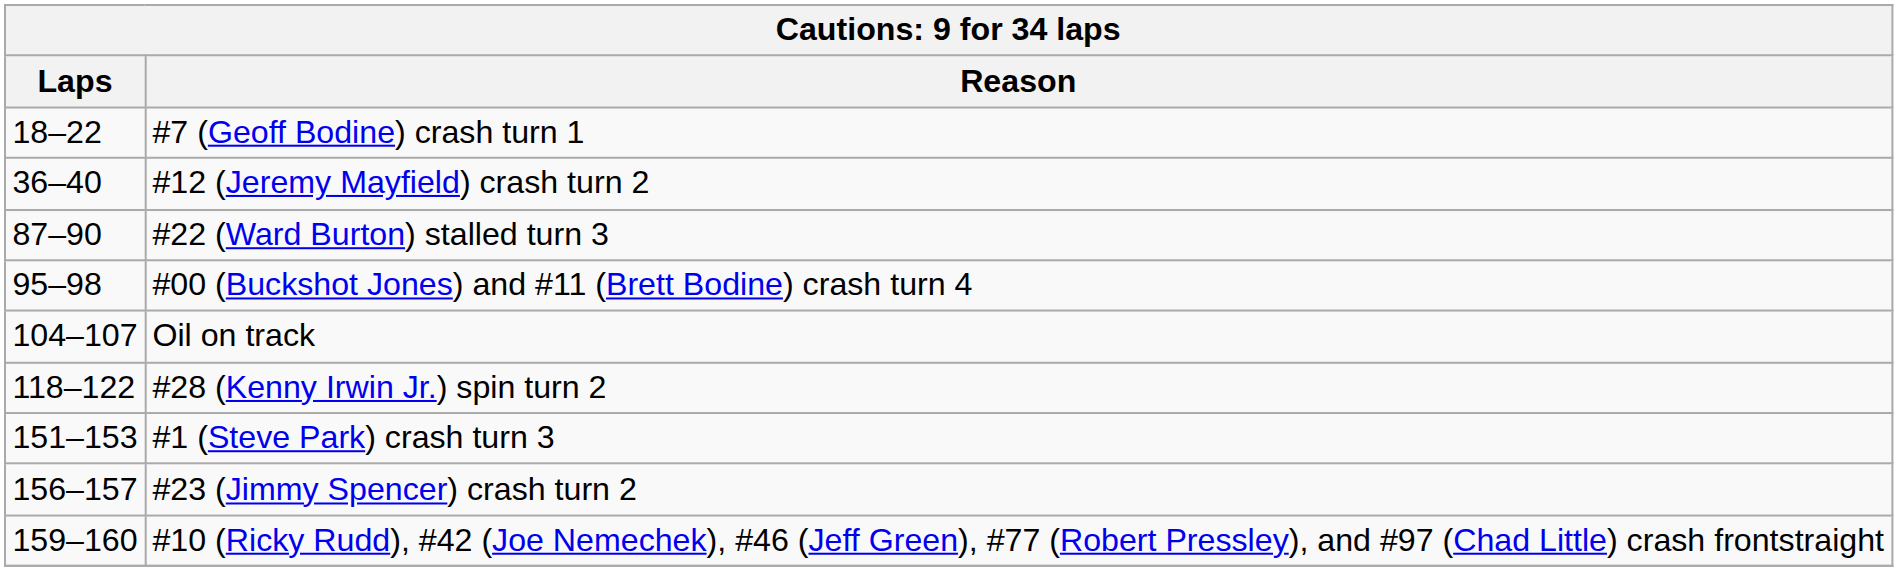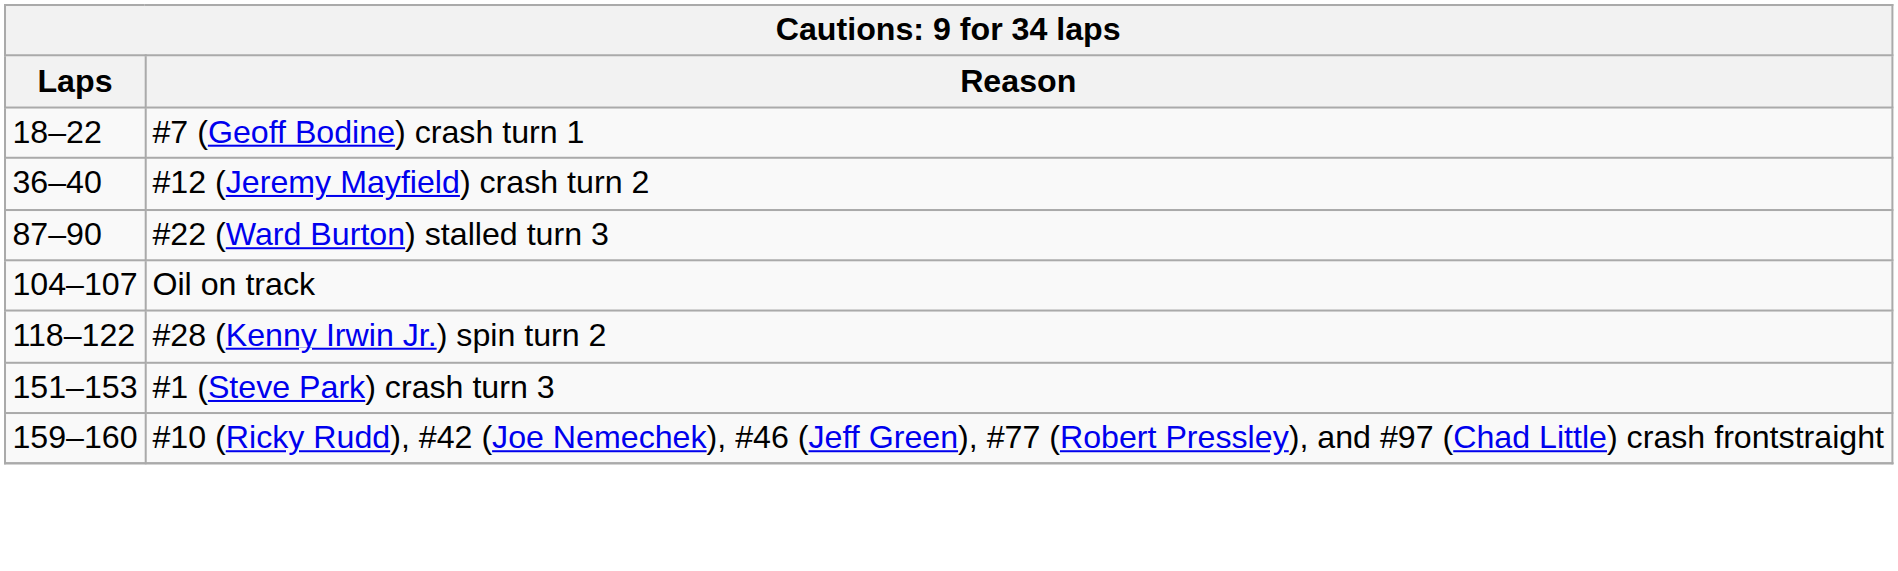- row: (562, 285)
- row: (395, 489)
